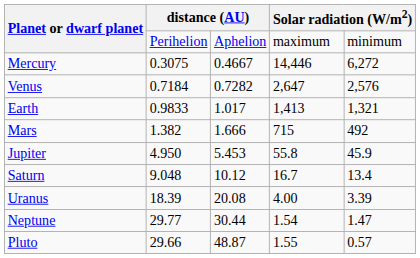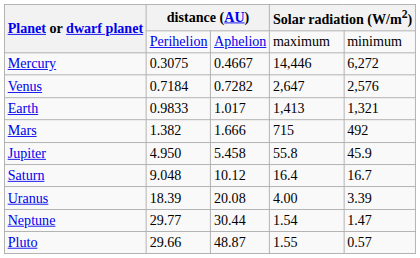(230, 153) 5.453 -> (230, 153) 5.458
(285, 175) 16.7 -> (285, 175) 16.4
(359, 175) 13.4 -> (359, 175) 16.7
